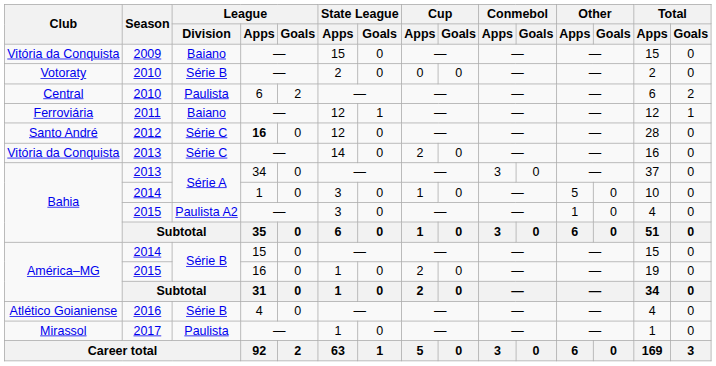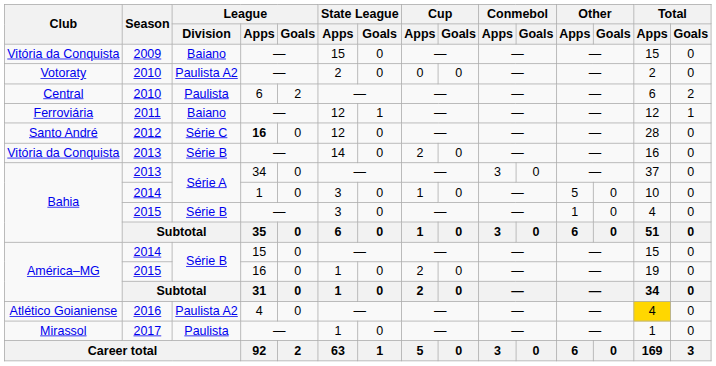(207, 73) Série B -> (207, 73) Paulista A2
(207, 152) Série C -> (207, 152) Série B
(207, 212) Paulista A2 -> (207, 212) Série B
(207, 311) Série B -> (207, 311) Paulista A2
(652, 311) no background -> (652, 311) gold background
